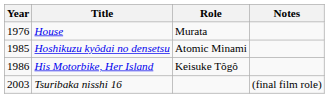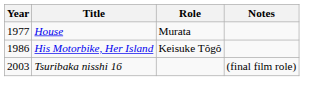(18, 31) 1976 -> (18, 31) 1977
- row: (102, 48)
